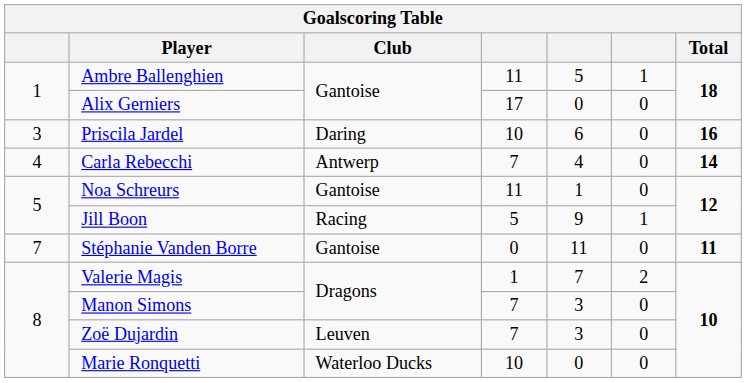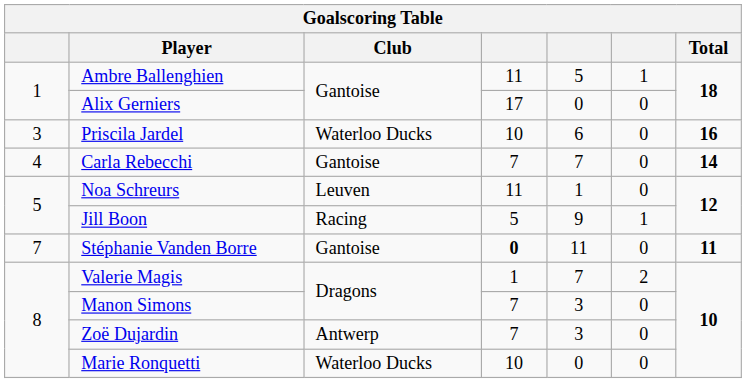(341, 133) Daring -> (374, 133) Waterloo Ducks
(347, 162) Antwerp -> (348, 162) Gantoise
(579, 162) 4 -> (579, 162) 7
(348, 190) Gantoise -> (343, 190) Leuven
(514, 248) normal -> (514, 248) bold
(343, 334) Leuven -> (347, 334) Antwerp
